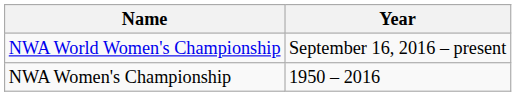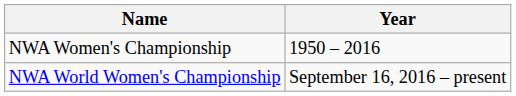rows swapped: (120, 76) <-> (145, 47)
